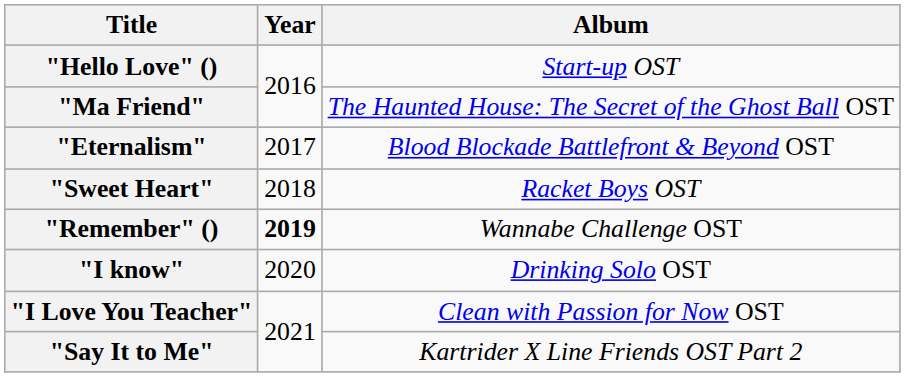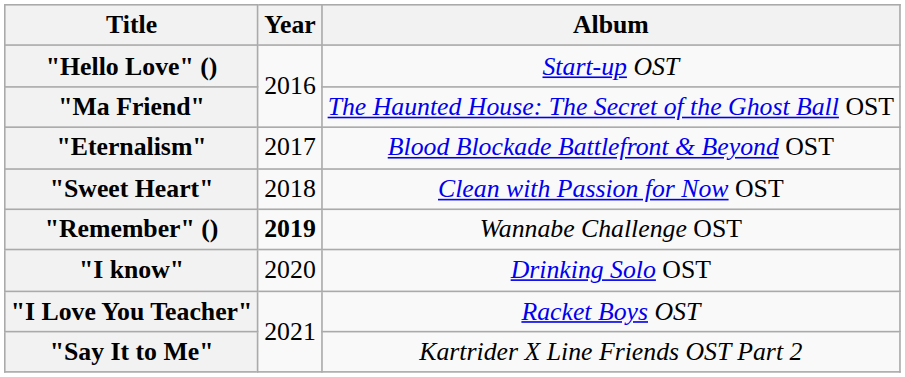(611, 188) Racket Boys OST -> (611, 188) Clean with Passion for Now OST
(611, 310) Clean with Passion for Now OST -> (611, 310) Racket Boys OST
